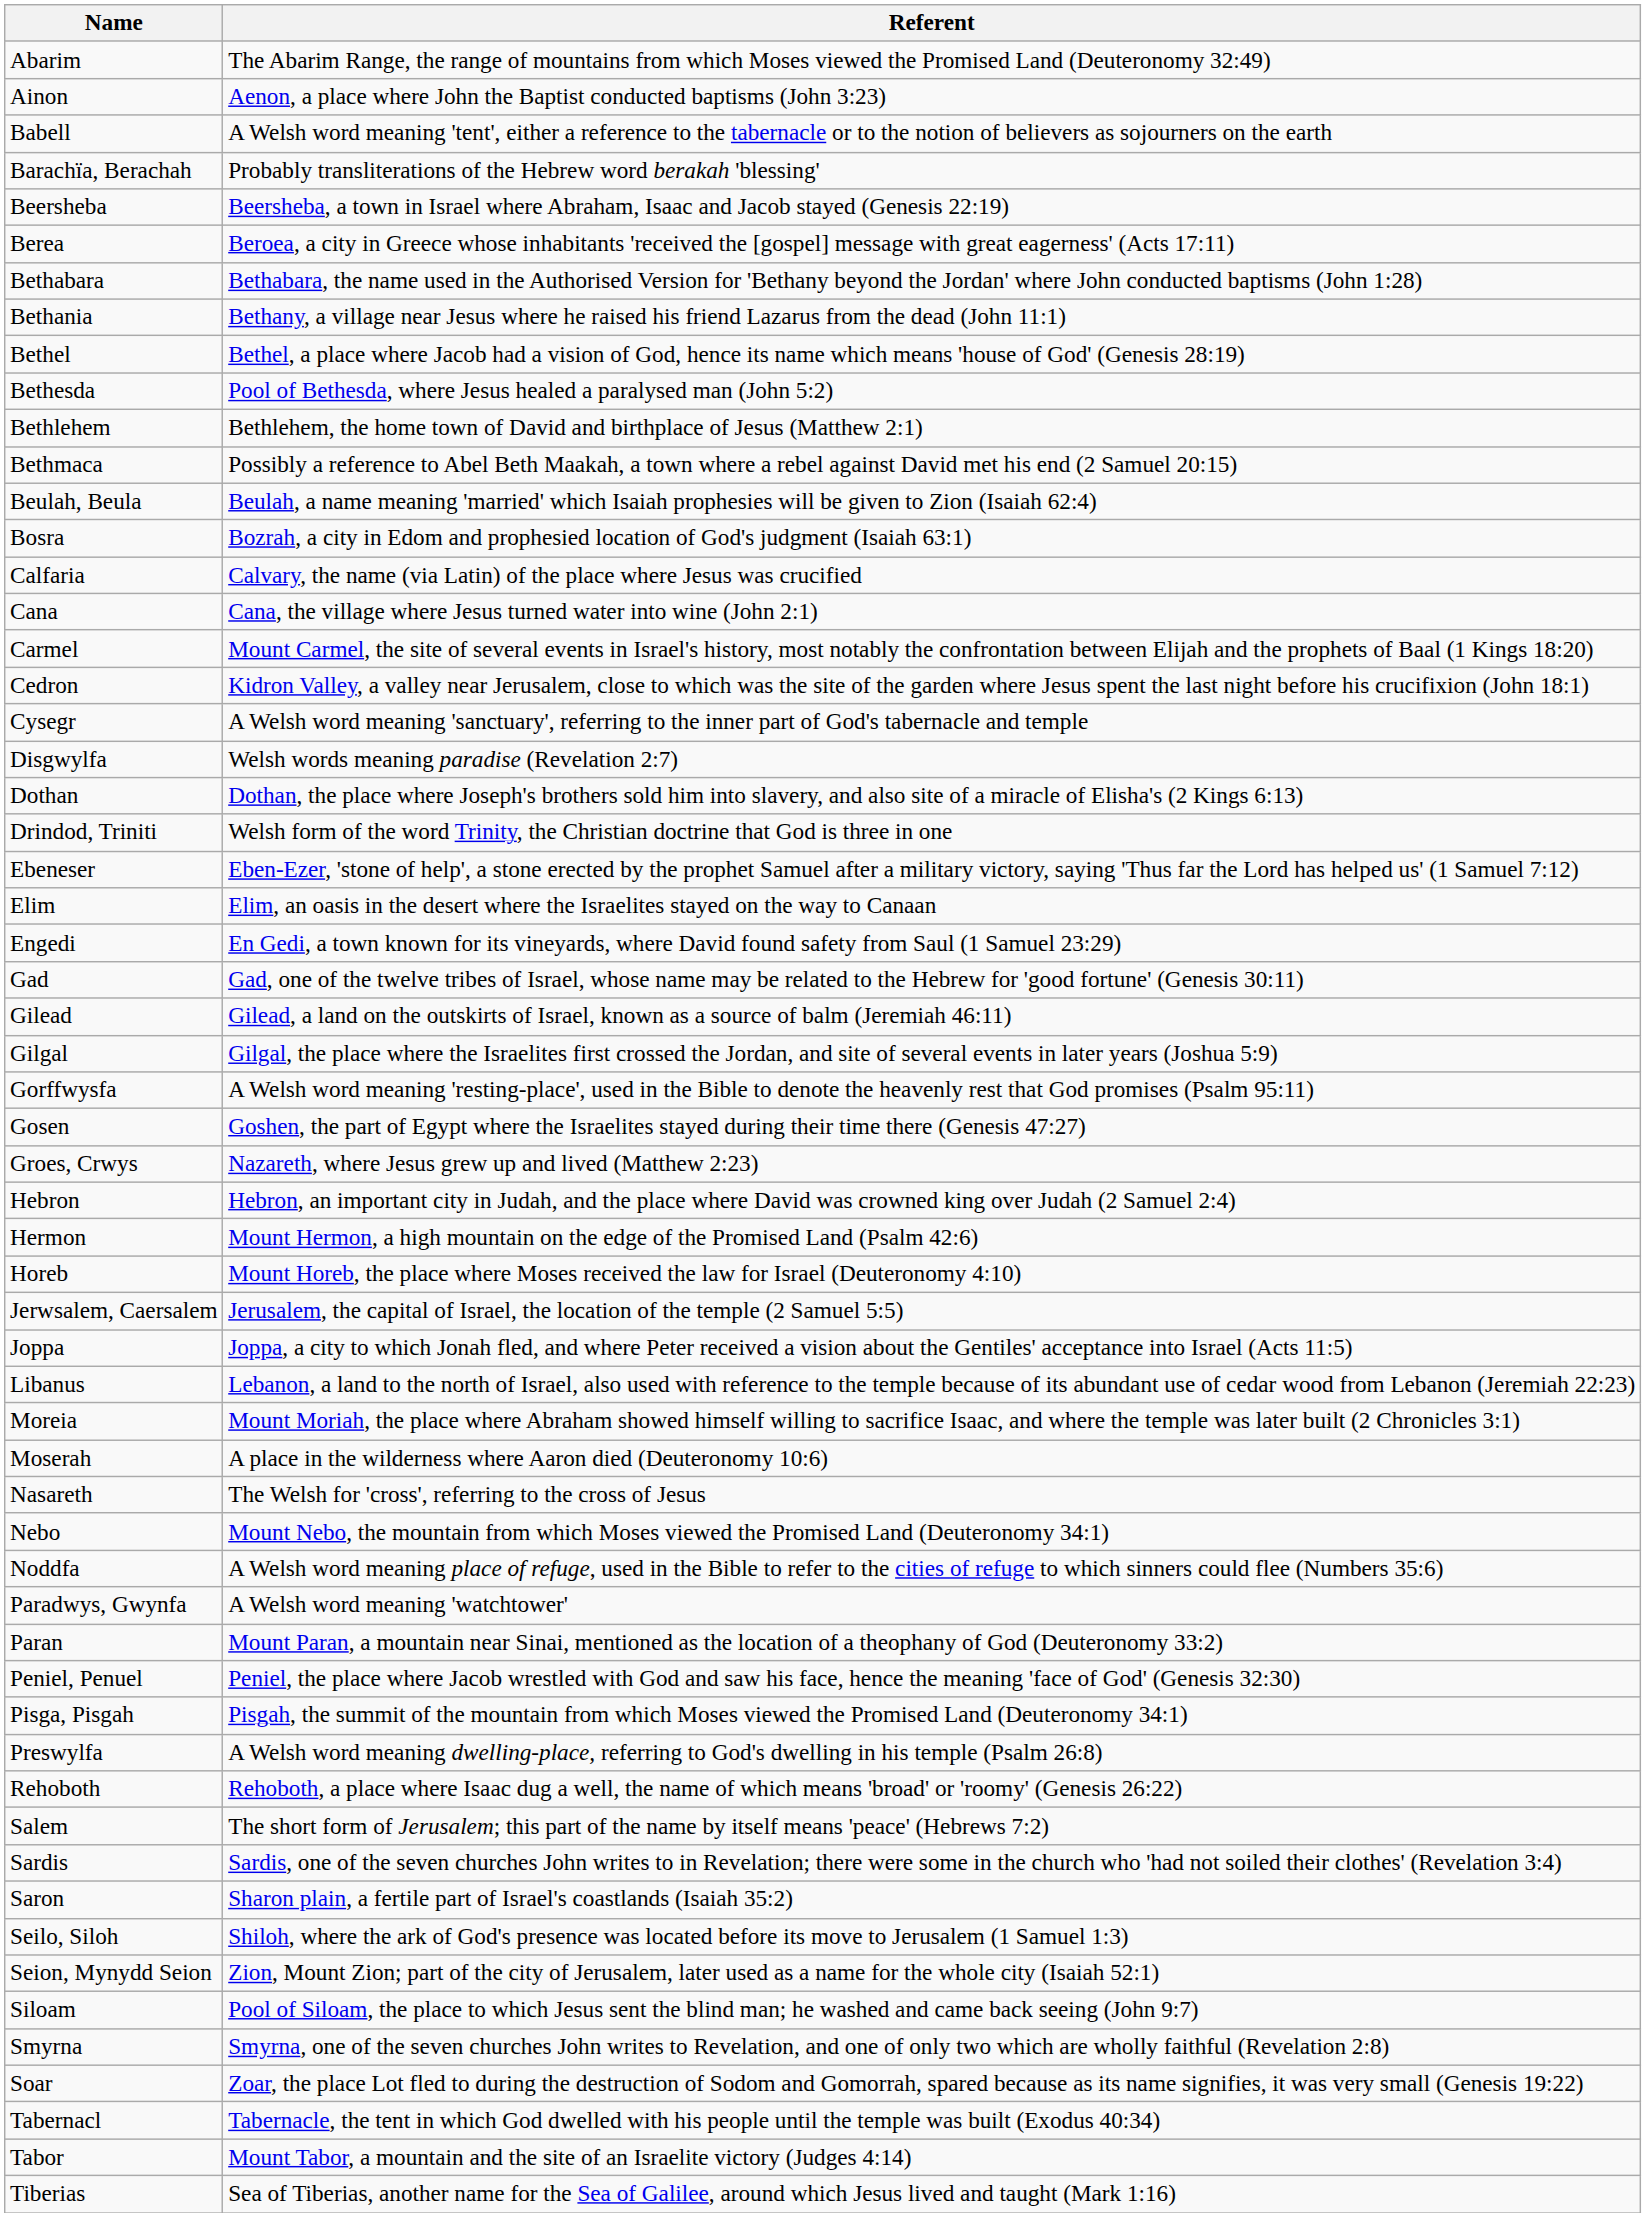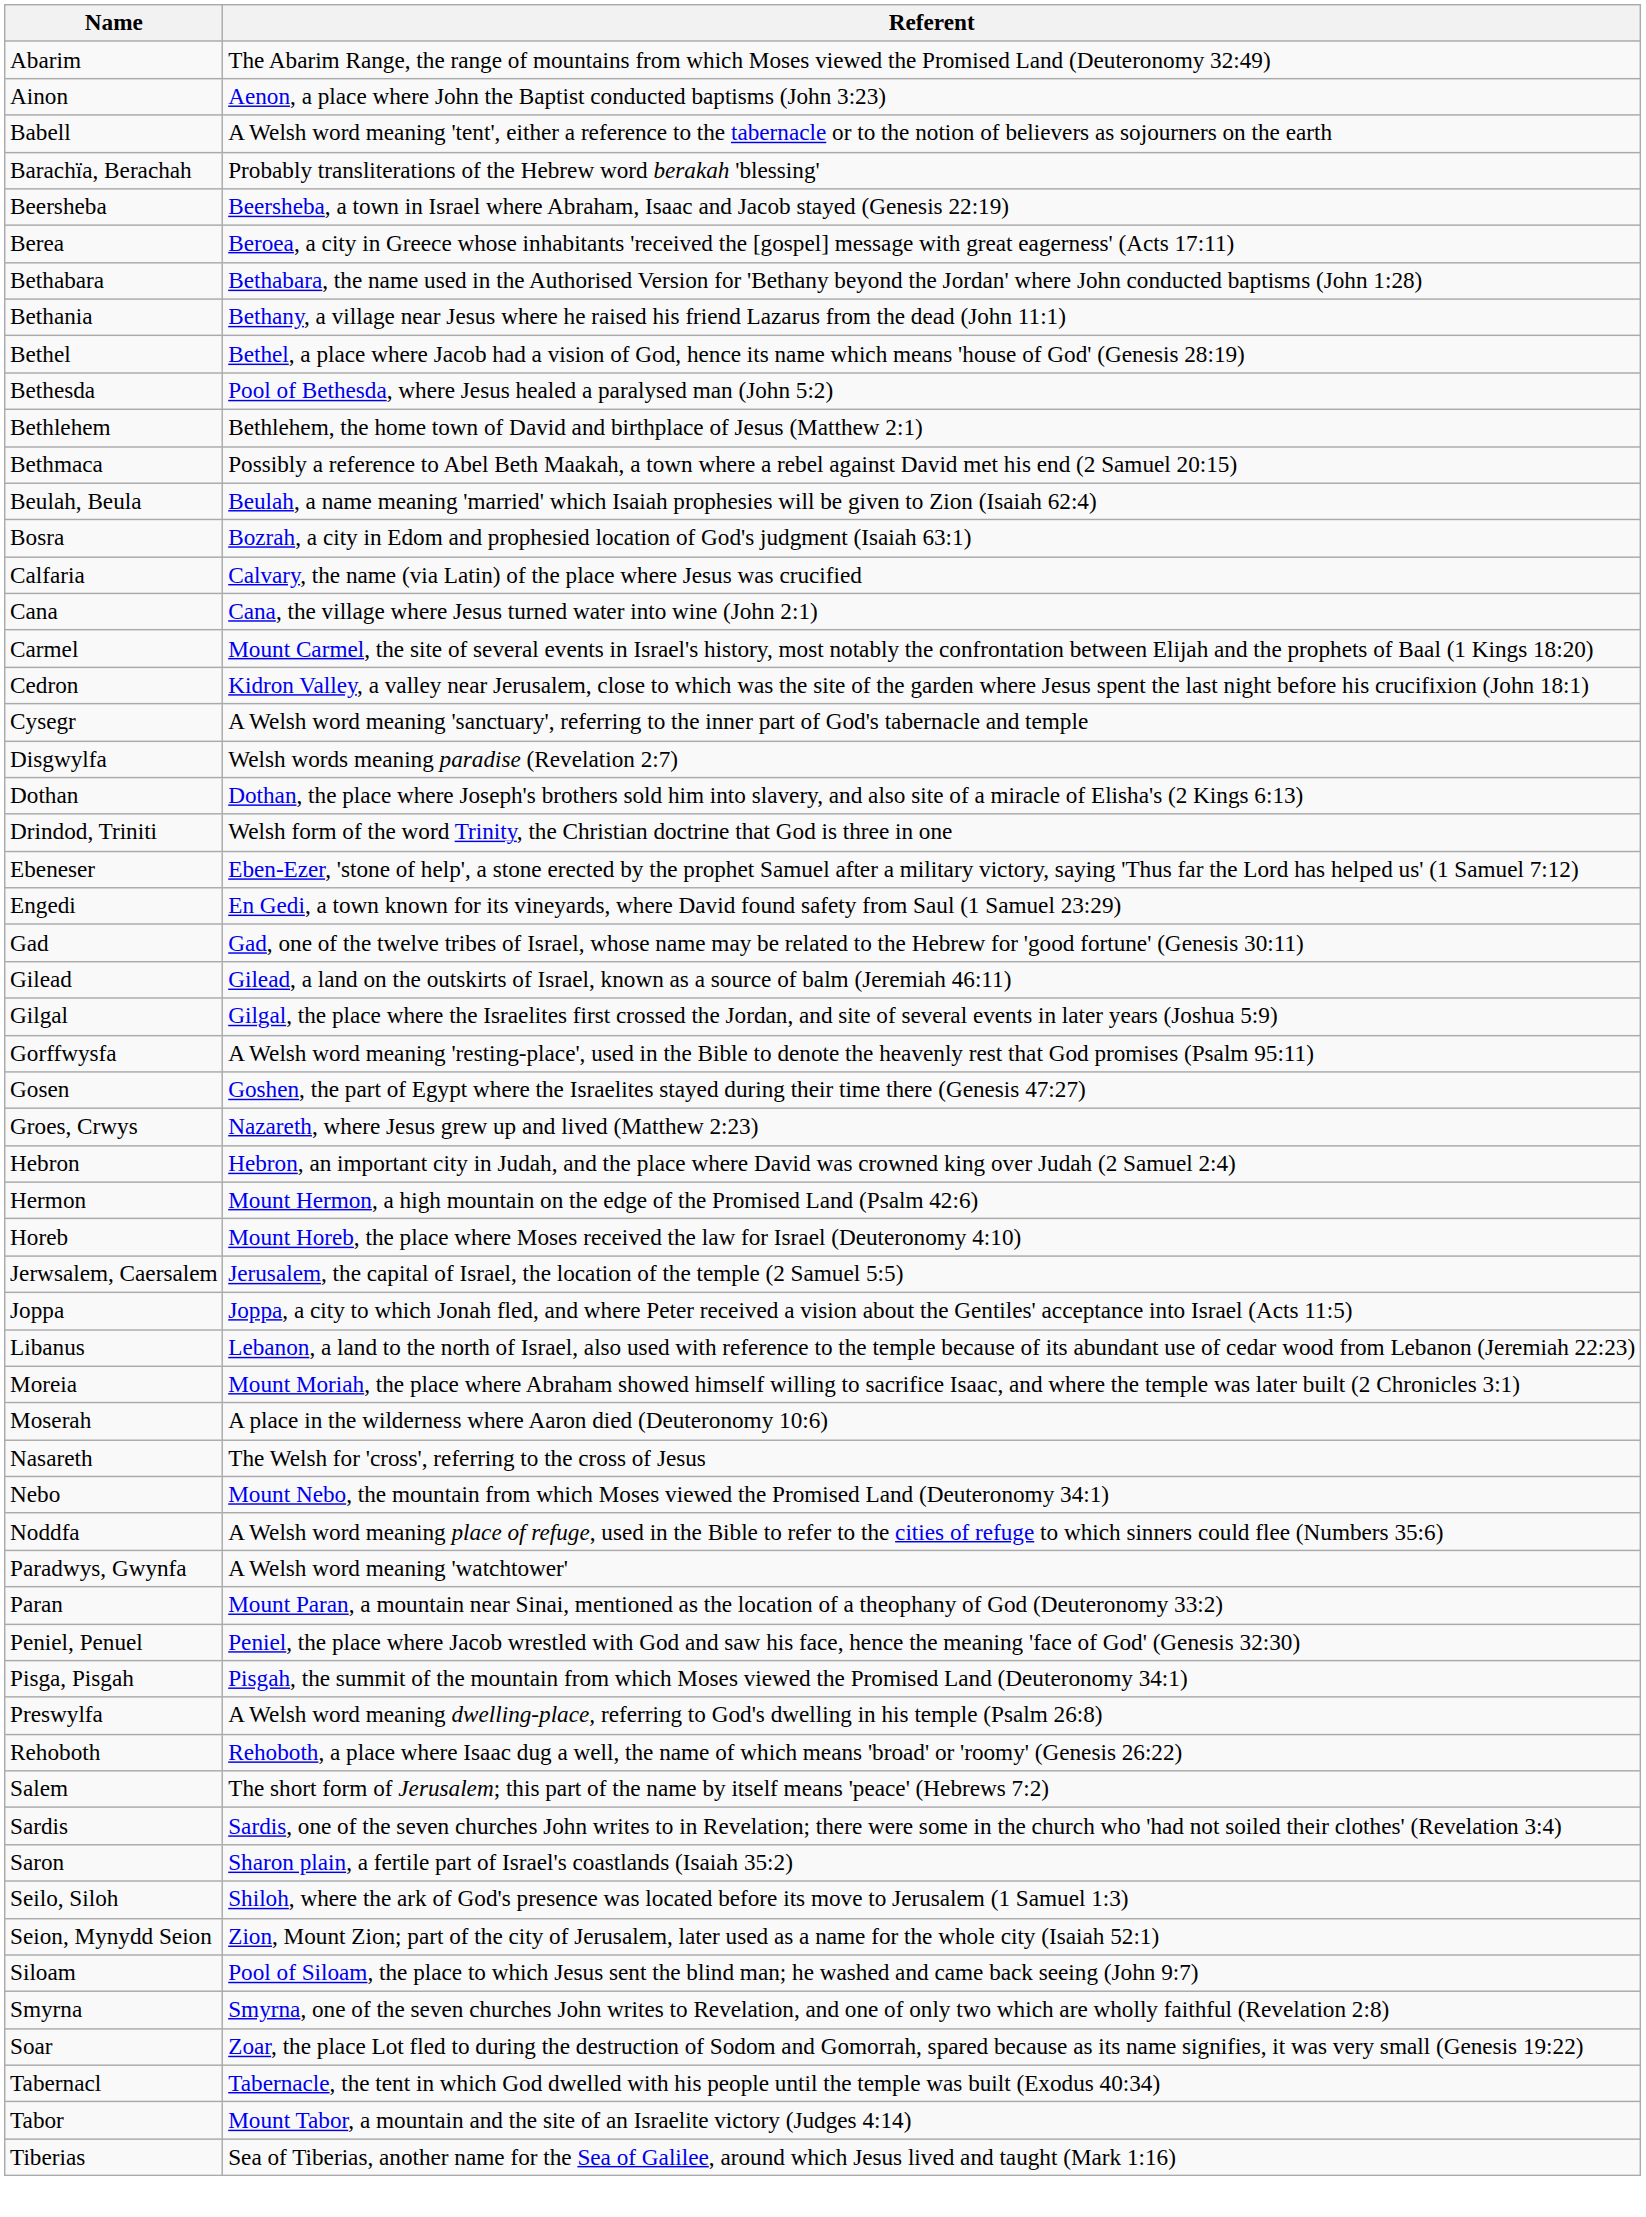- row: (33, 905)
